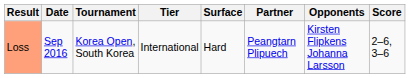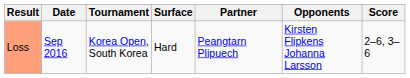- column: (170, 12)
